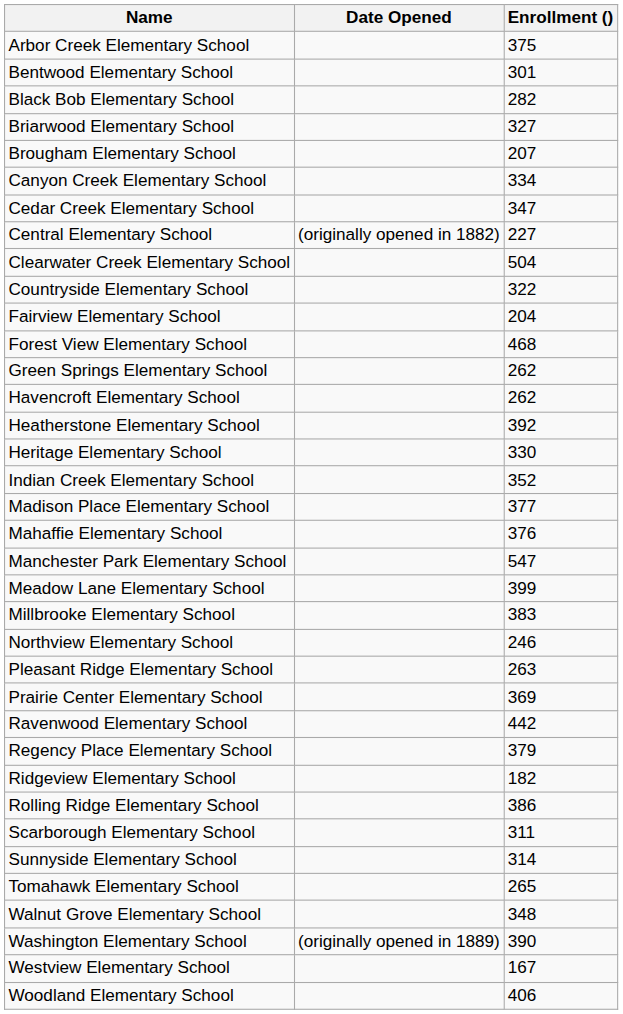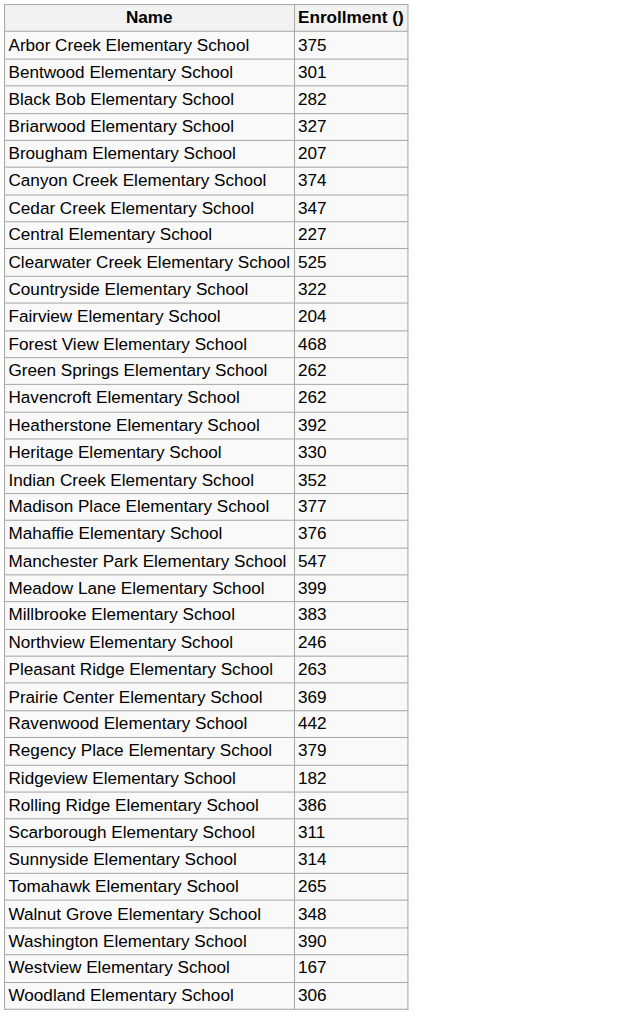- column: (399, 18)
(522, 180) 334 -> (312, 180) 374
(522, 262) 504 -> (312, 262) 525
(522, 995) 406 -> (312, 995) 306
